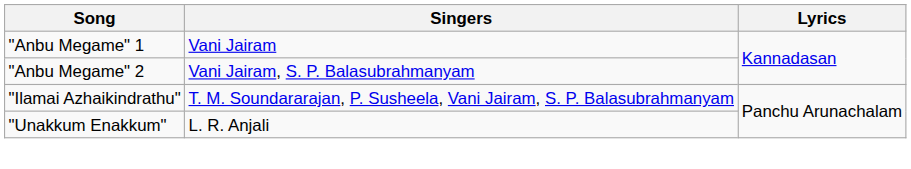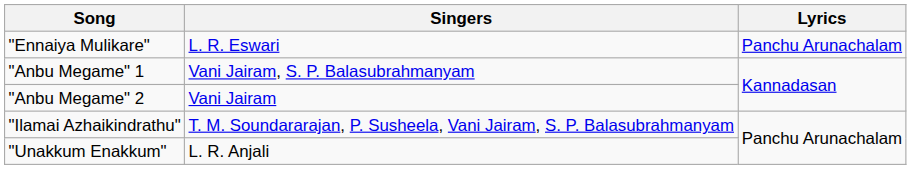+ row: (79, 45)
(232, 45) Vani Jairam -> (332, 72) Vani Jairam, S. P. Balasubrahmanyam
(332, 72) Vani Jairam, S. P. Balasubrahmanyam -> (232, 98) Vani Jairam
